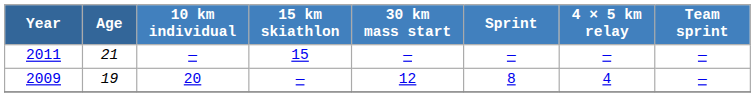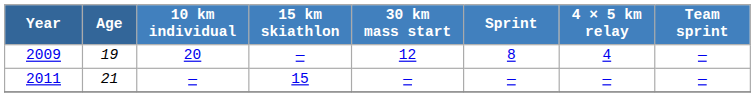rows swapped: (43, 80) <-> (43, 57)
